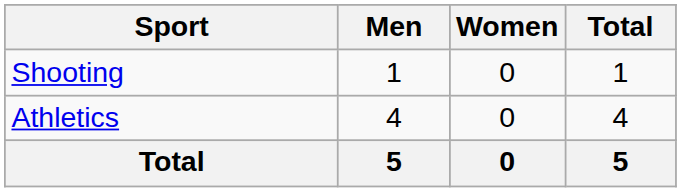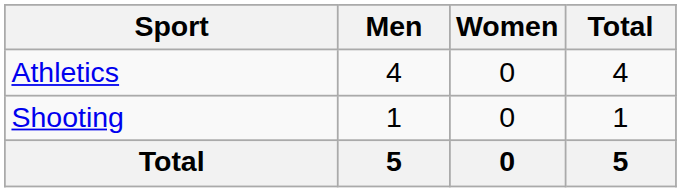rows swapped: (65, 117) <-> (68, 72)
